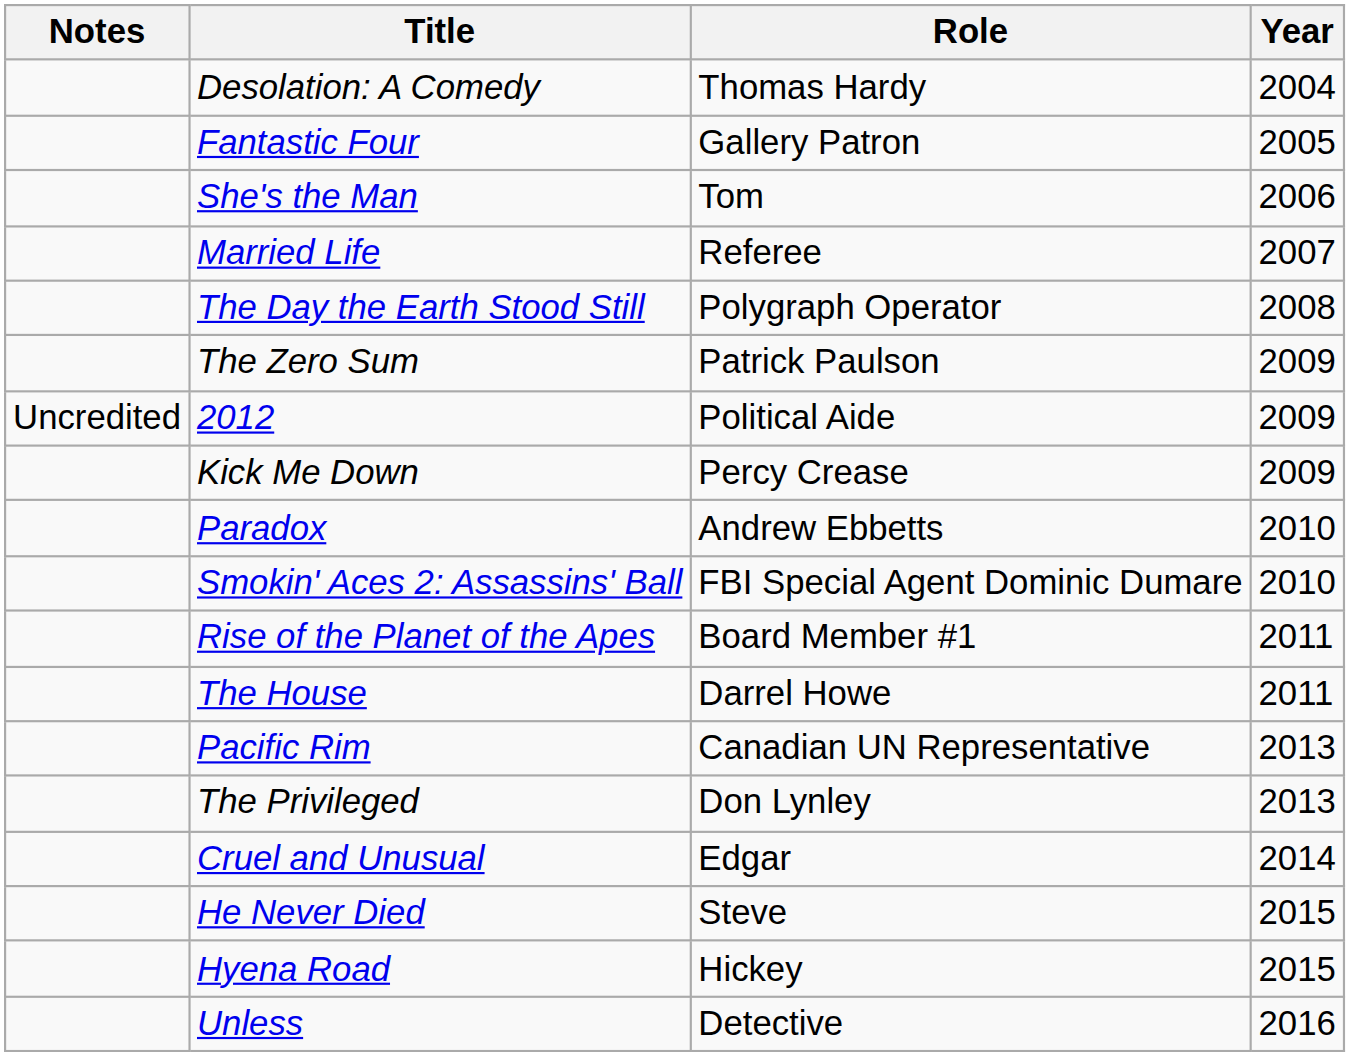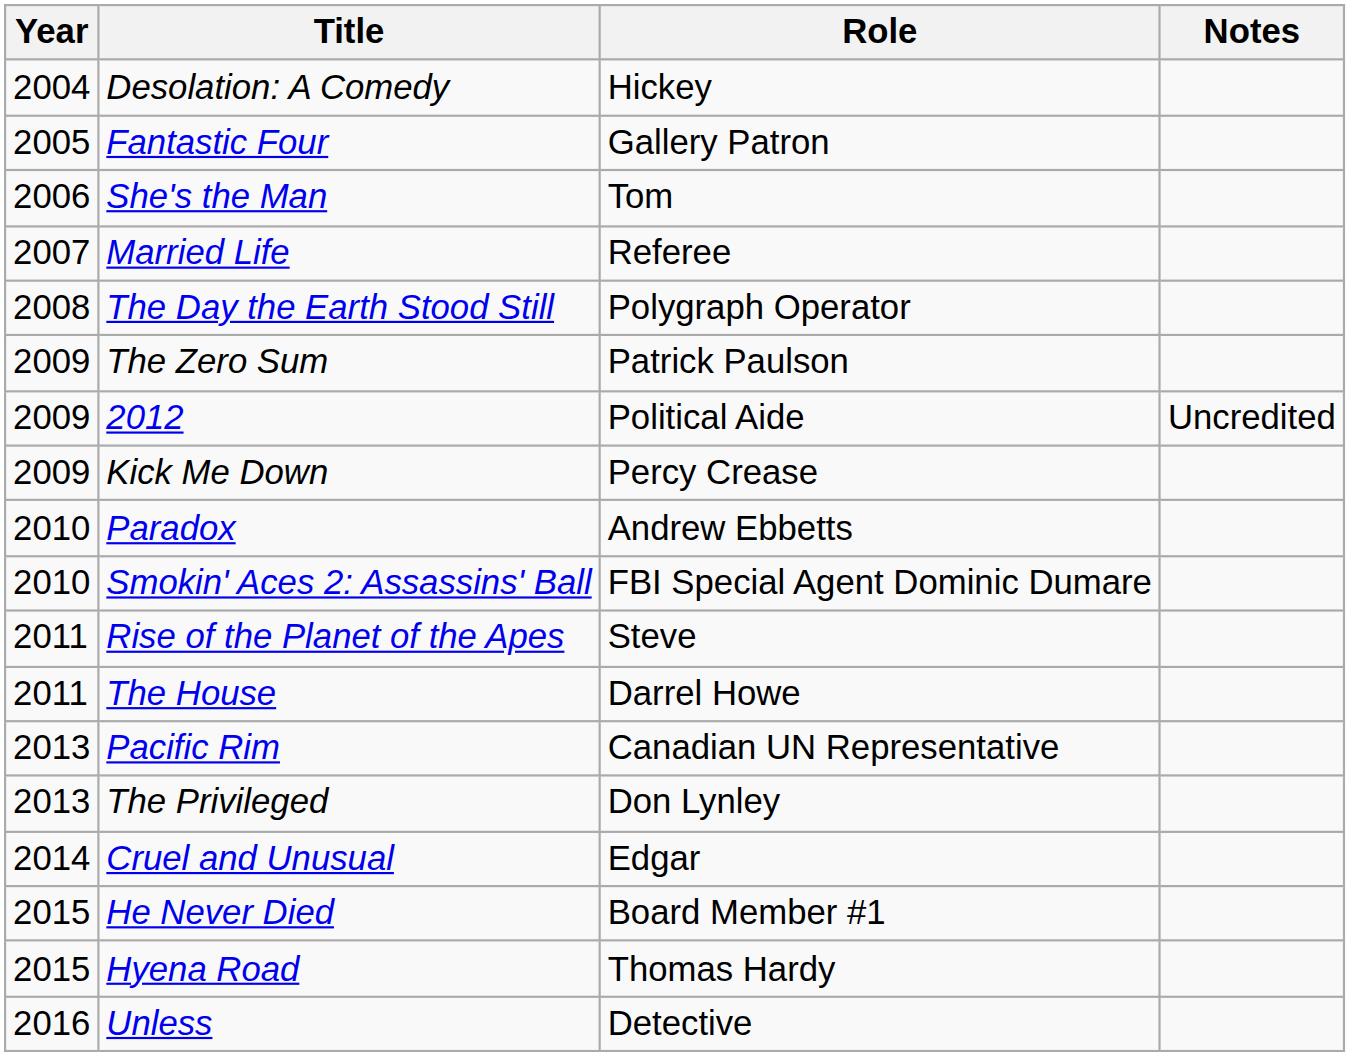columns swapped: (1297, 32) <-> (97, 32)
(812, 87) Thomas Hardy -> (660, 87) Hickey
(837, 637) Board Member #1 -> (652, 637) Steve
(743, 913) Steve -> (747, 913) Board Member #1
(750, 968) Hickey -> (722, 968) Thomas Hardy
